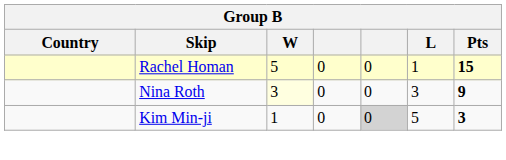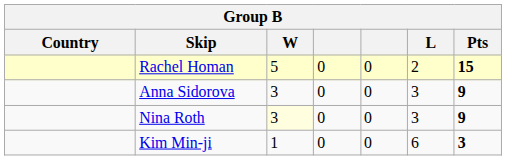(415, 67) 1 -> (415, 67) 2
+ row: (187, 92)
(368, 117) lightgrey background -> (368, 142) no background
(415, 117) 5 -> (415, 142) 6
